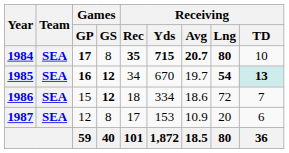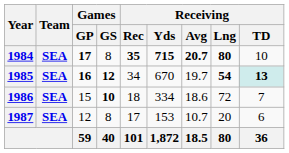(108, 96) 12 -> (108, 96) 10
(196, 117) 10.9 -> (196, 117) 10.7
